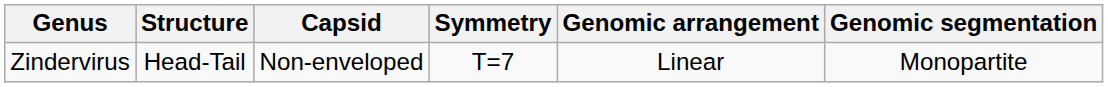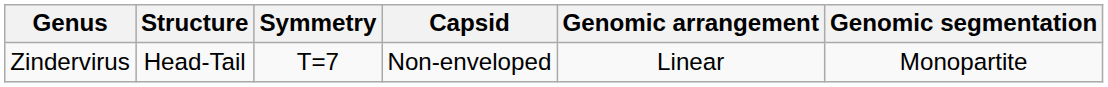columns swapped: (493, 23) <-> (341, 23)
